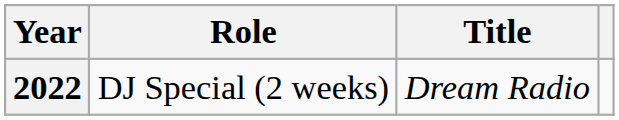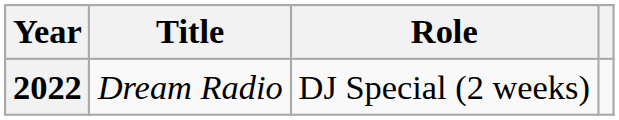columns swapped: (497, 31) <-> (243, 31)
